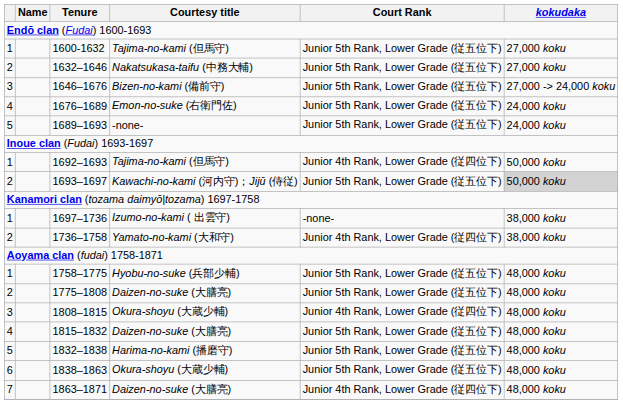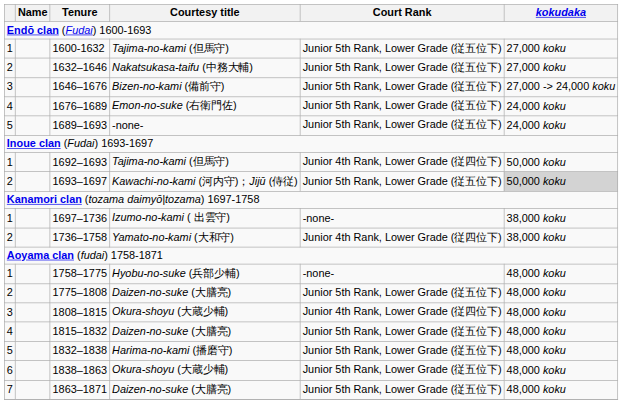(402, 273) Junior 5th Rank, Lower Grade (従五位下) -> (318, 274) -none-
(402, 389) Junior 4th Rank, Lower Grade (従四位下) -> (402, 389) Junior 5th Rank, Lower Grade (従五位下)
